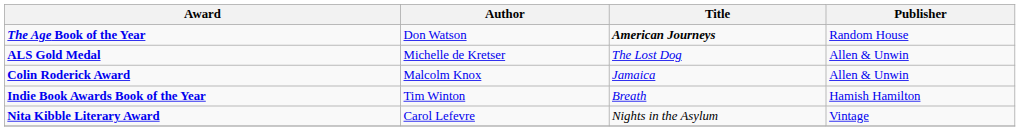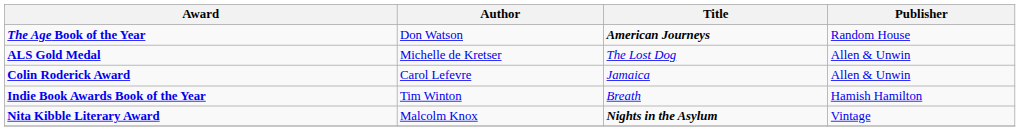(442, 75) Malcolm Knox -> (436, 75) Carol Lefevre
(439, 116) Carol Lefevre -> (439, 116) Malcolm Knox
(665, 116) normal -> (662, 116) bold
